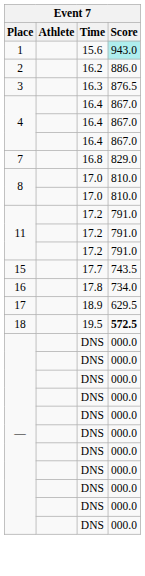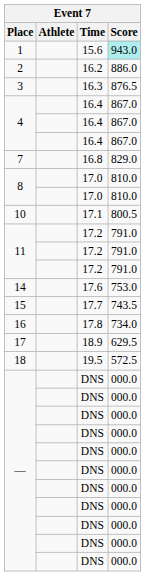+ row: (20, 214)
+ row: (20, 287)
(124, 324) bold -> (124, 360) normal
